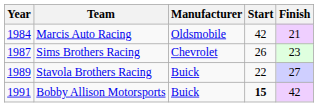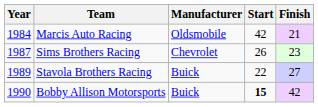(19, 92) 1991 -> (19, 92) 1990
